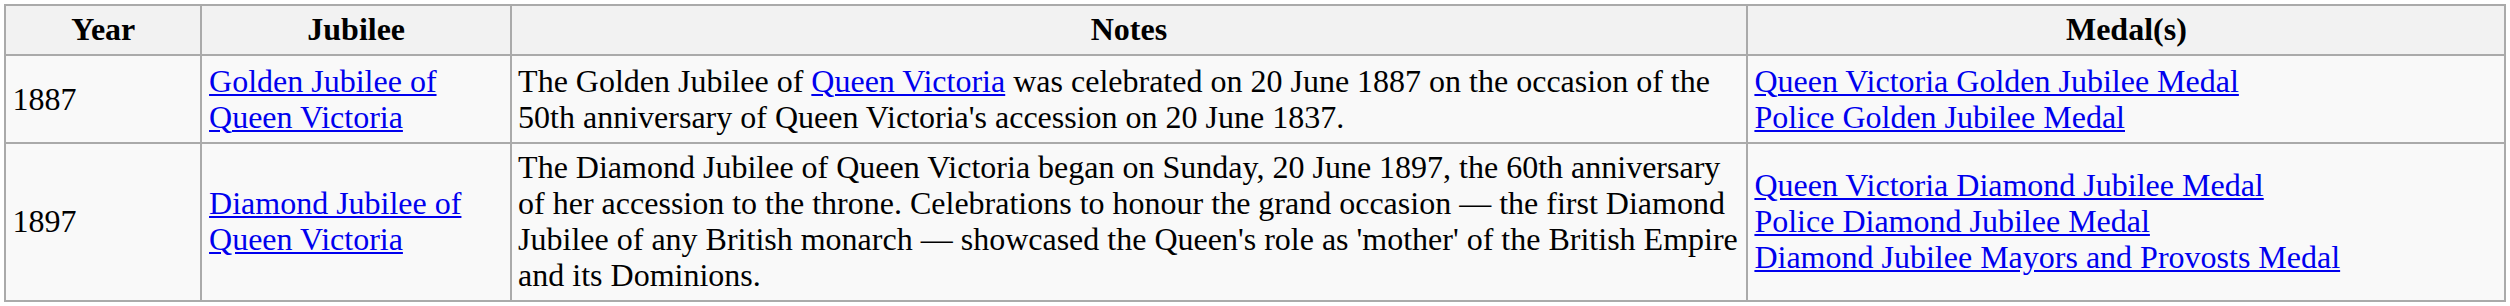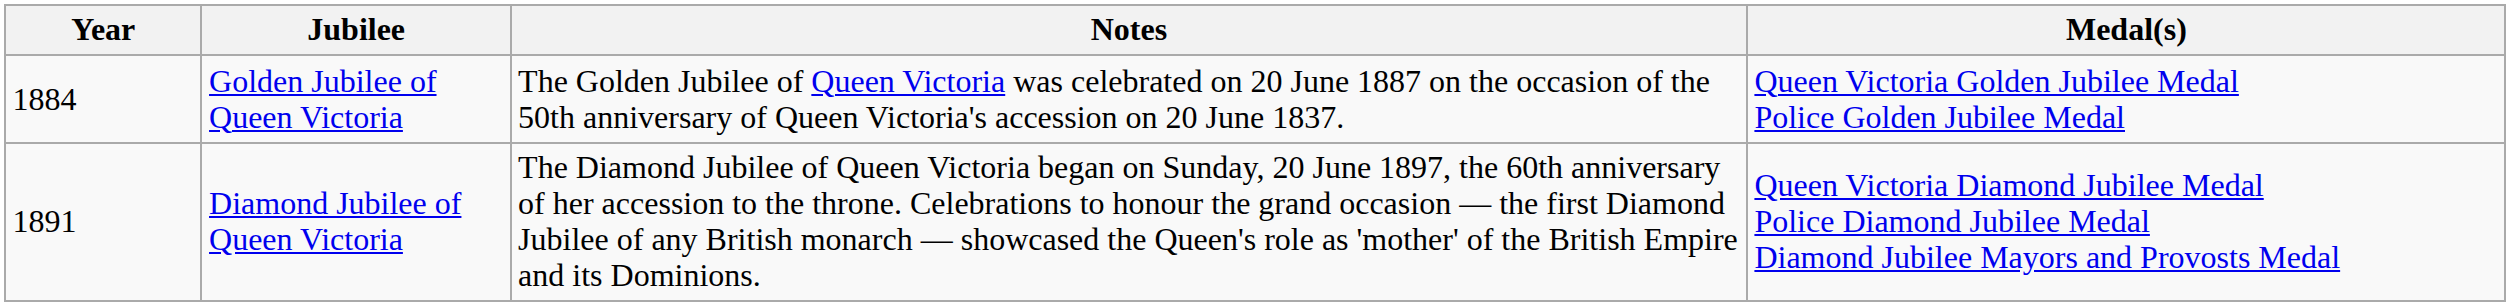(44, 98) 1887 -> (44, 98) 1884
(44, 221) 1897 -> (44, 221) 1891
